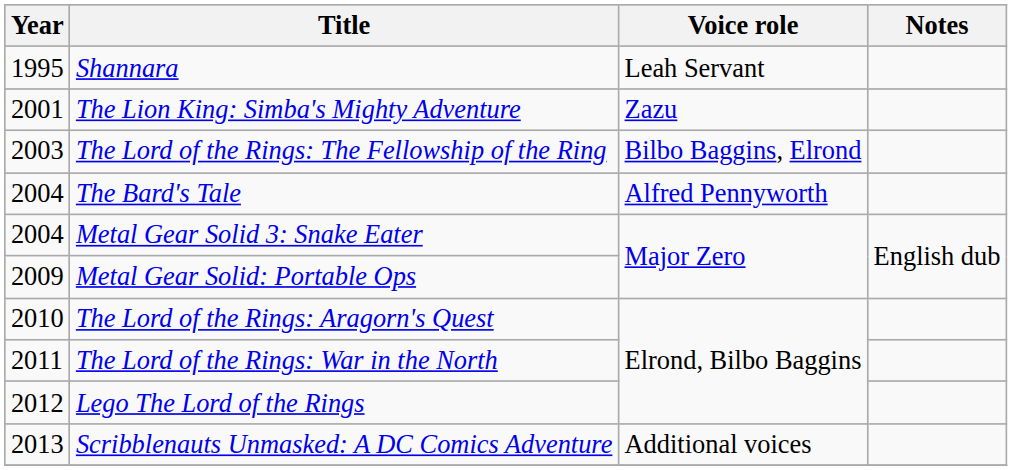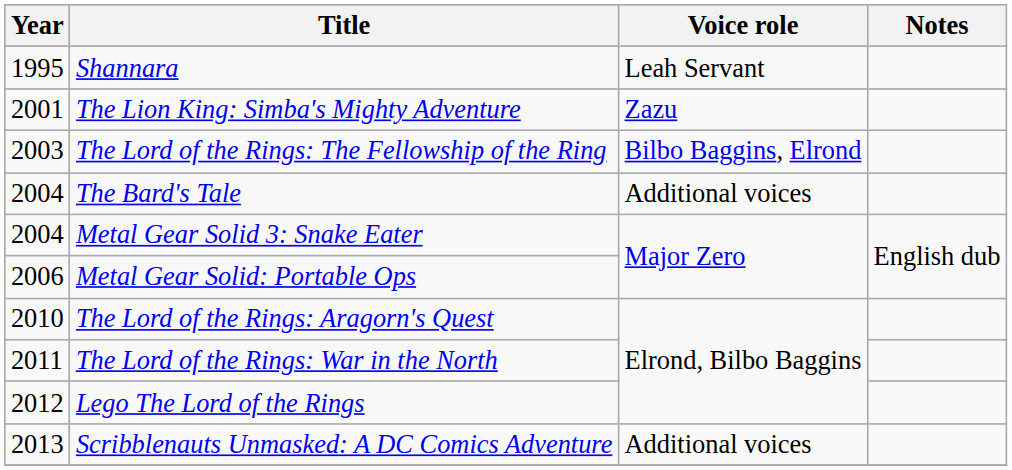(726, 192) Alfred Pennyworth -> (718, 192) Additional voices
(37, 276) 2009 -> (37, 276) 2006
